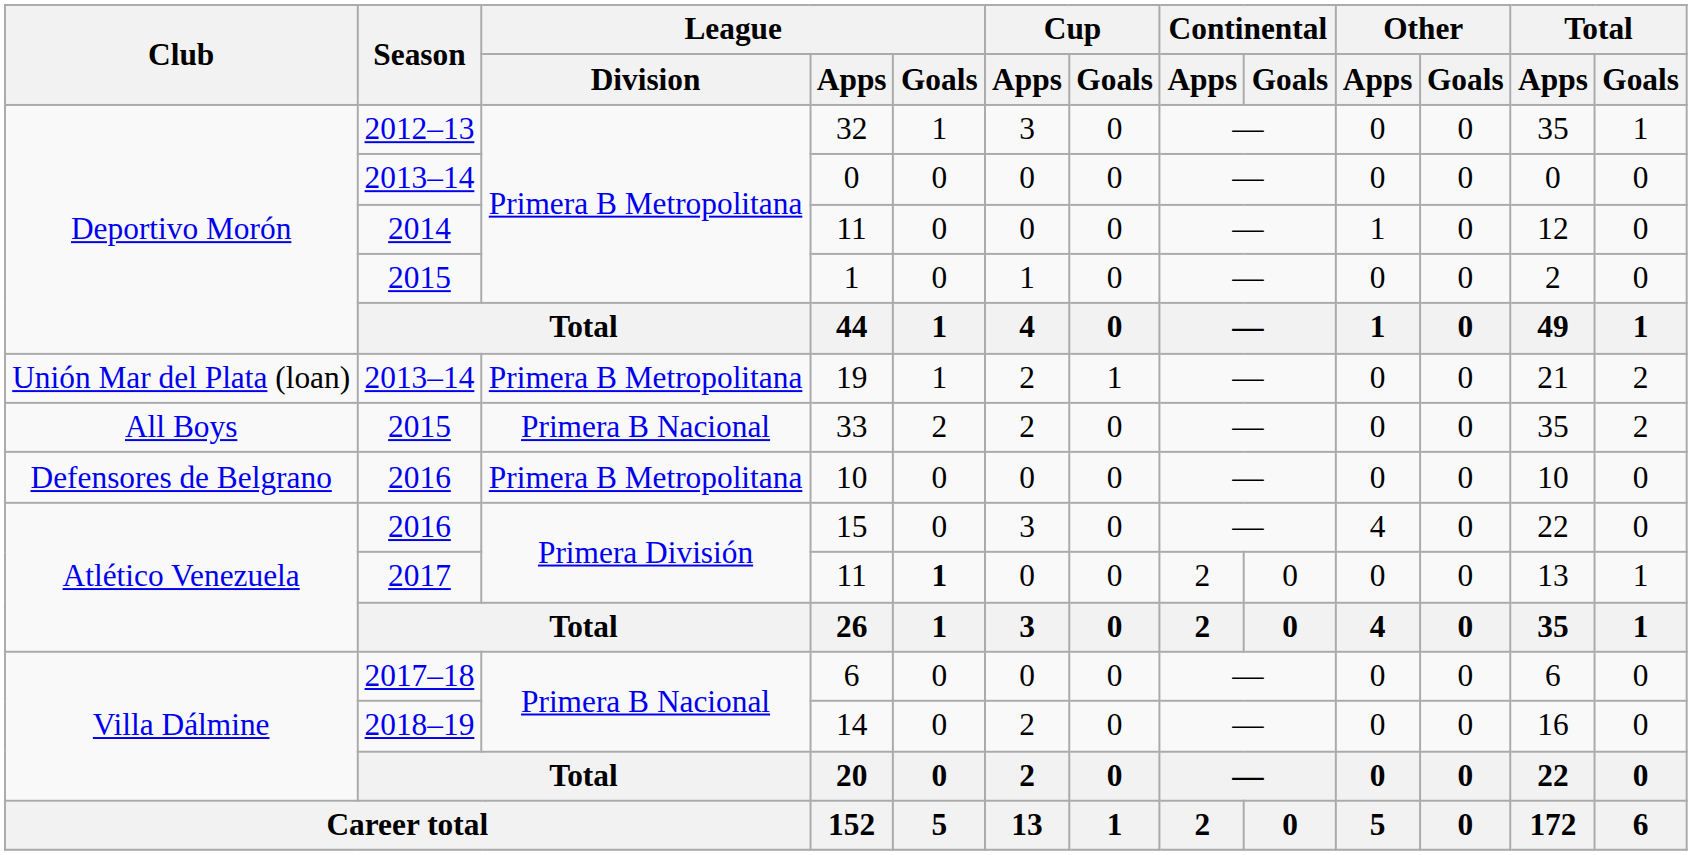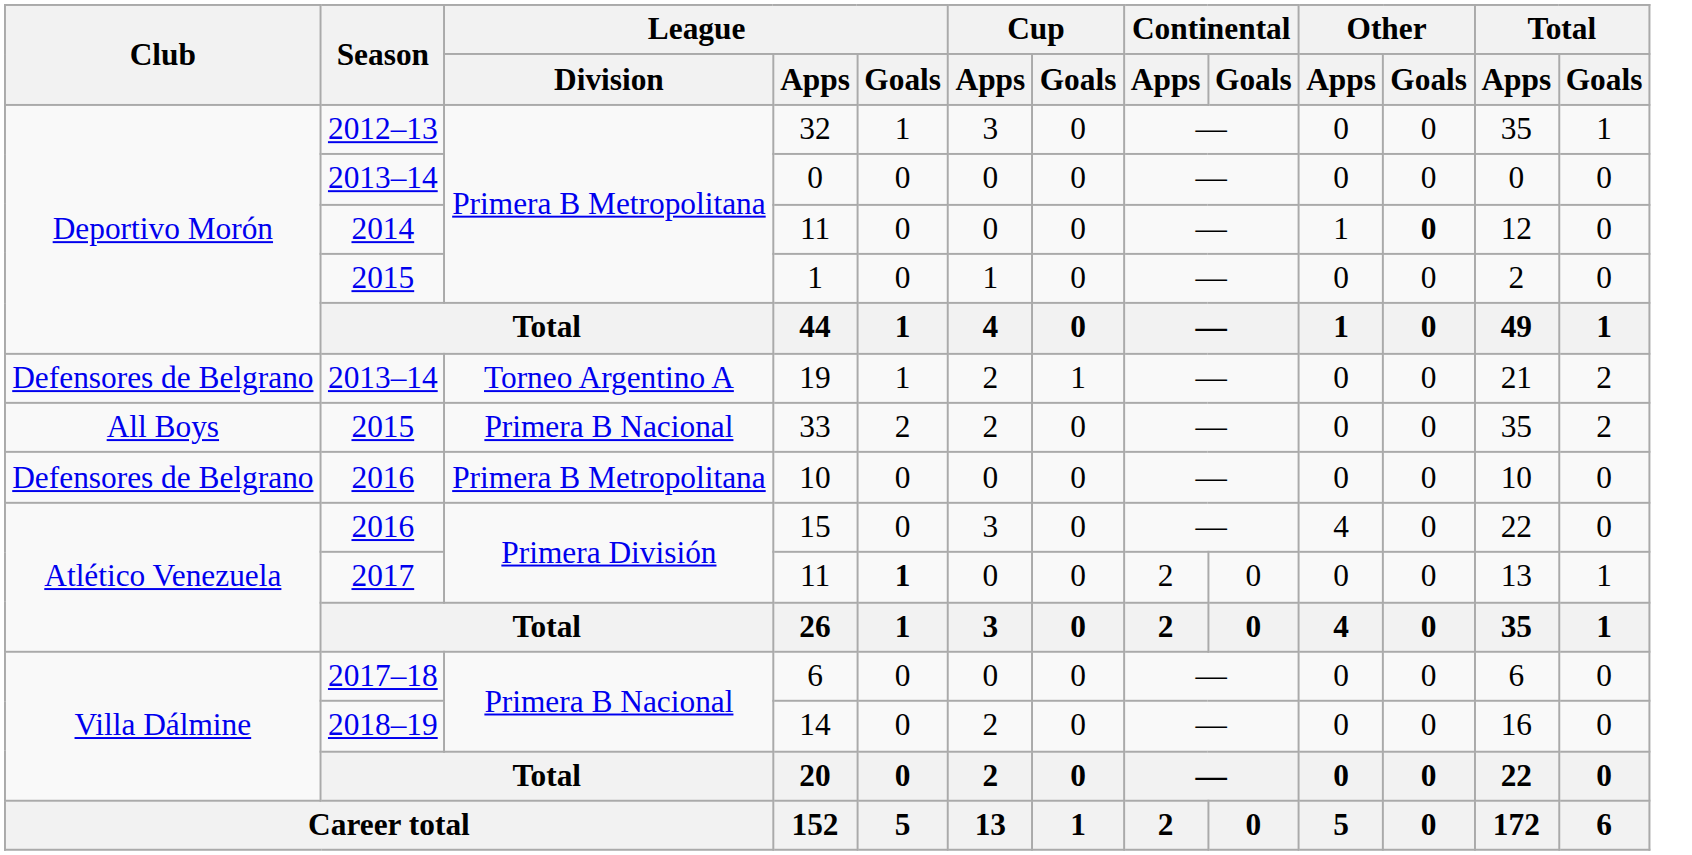(1465, 228) normal -> (1429, 228) bold
(181, 377) Unión Mar del Plata (loan) -> (163, 377) Defensores de Belgrano
(646, 377) Primera B Metropolitana -> (609, 377) Torneo Argentino A
